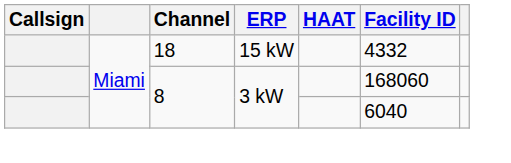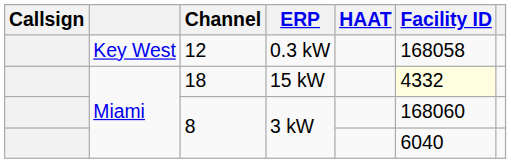+ row: (195, 50)
(386, 50) no background -> (422, 81) lightyellow background
